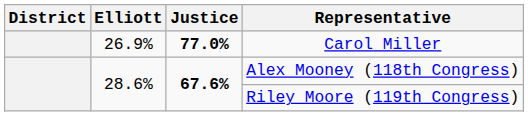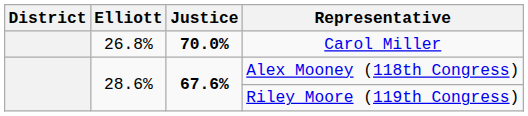(128, 44) 26.9% -> (128, 44) 26.8%
(204, 44) 77.0% -> (204, 44) 70.0%
